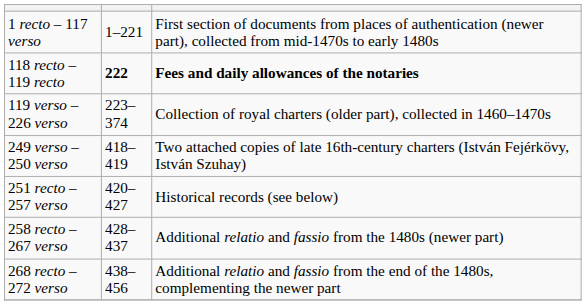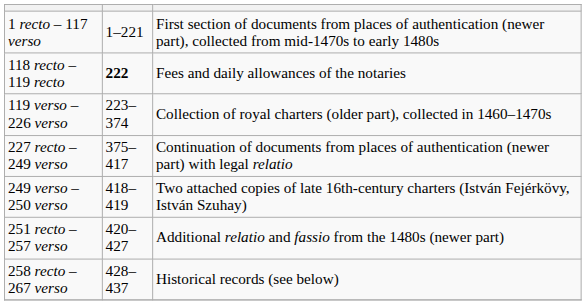(287, 73) bold -> (281, 73) normal
+ row: (42, 155)
(247, 196) Historical records (see below) -> (330, 238) Additional relatio and fassio from the 1480s (newer part)
(329, 238) Additional relatio and fassio from the 1480s (newer part) -> (247, 279) Historical records (see below)
- row: (42, 279)
